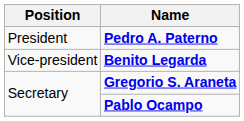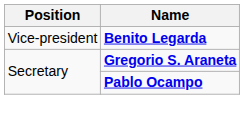- row: (161, 37)
